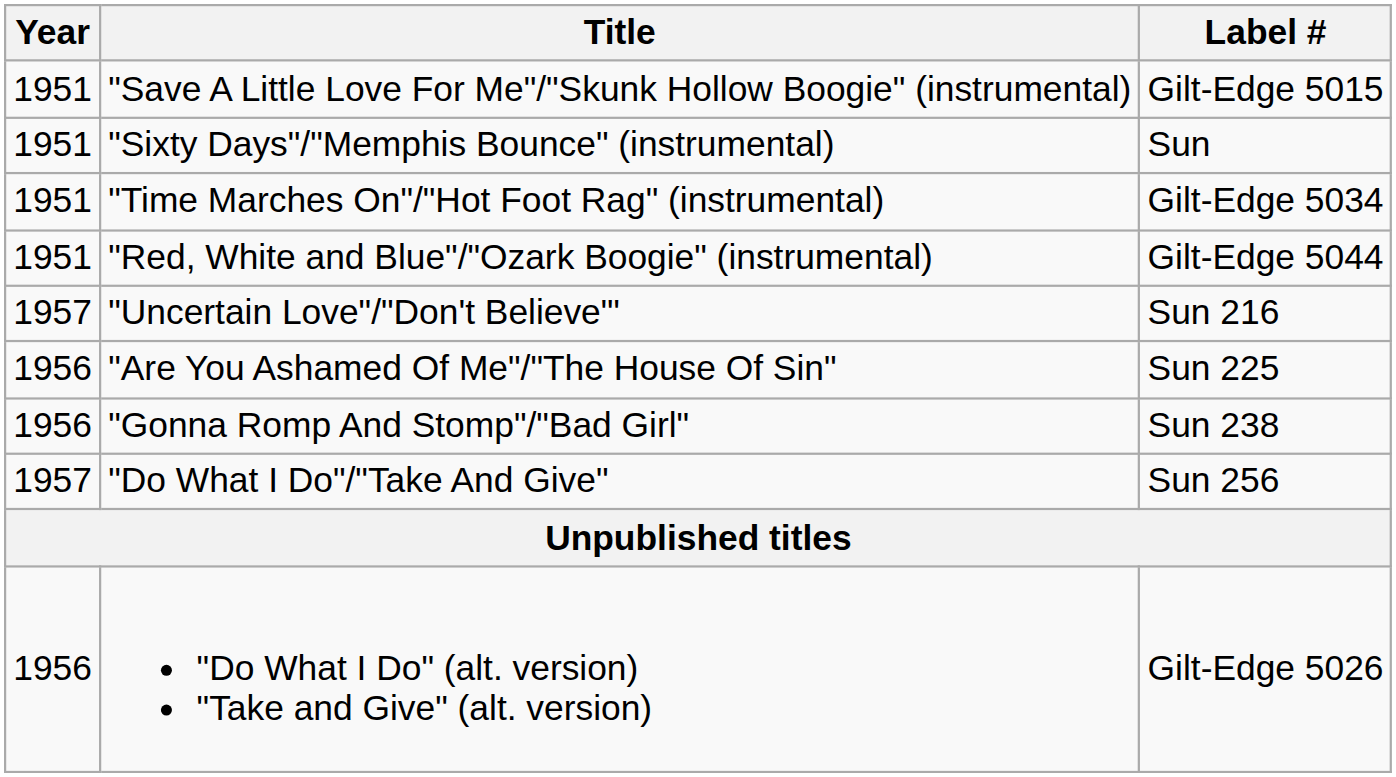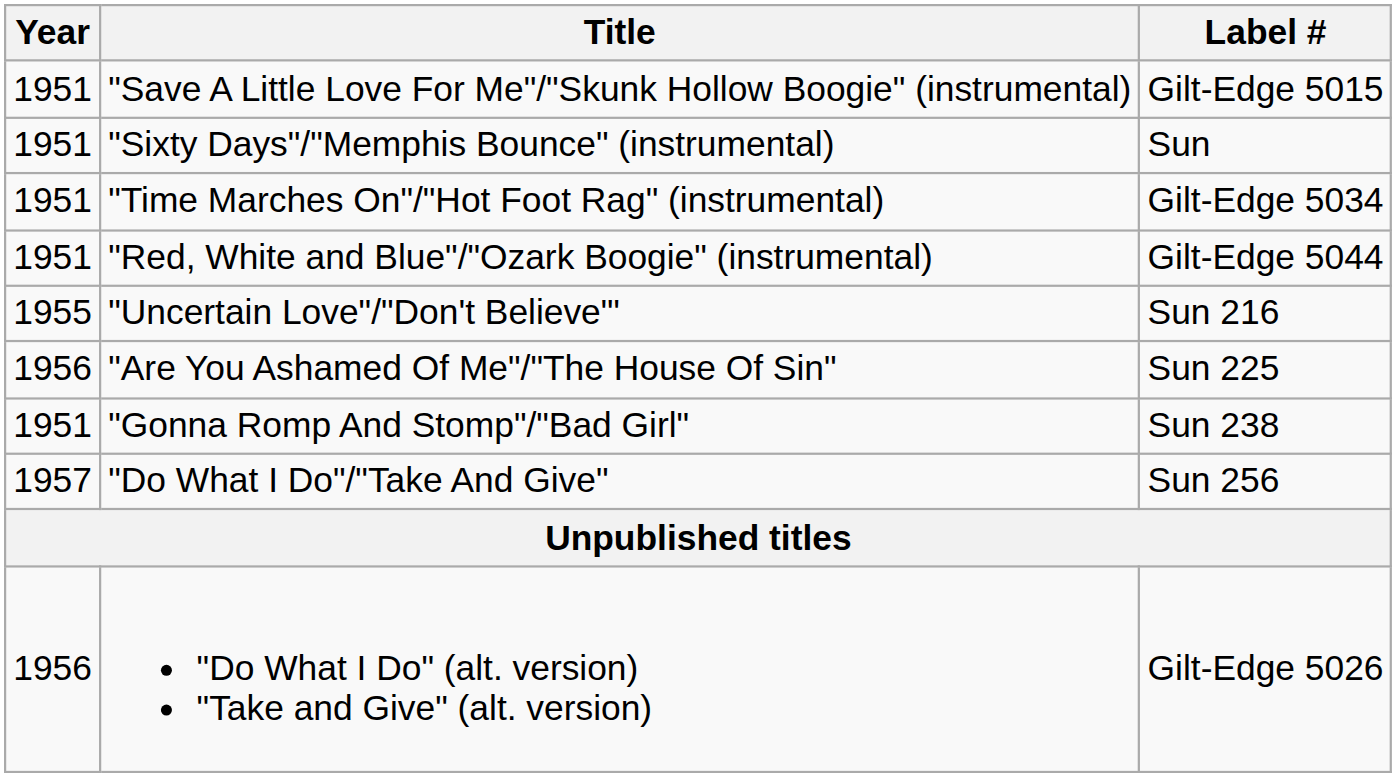(53, 312) 1957 -> (53, 312) 1955
(53, 425) 1956 -> (53, 425) 1951
